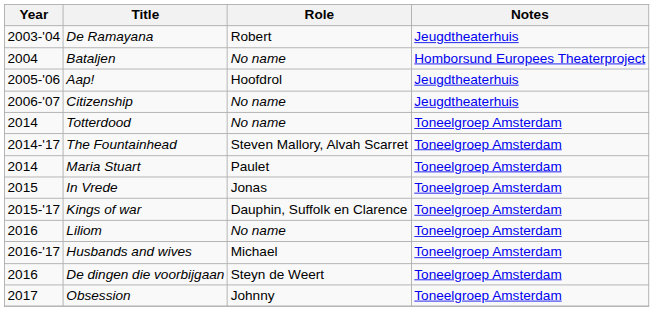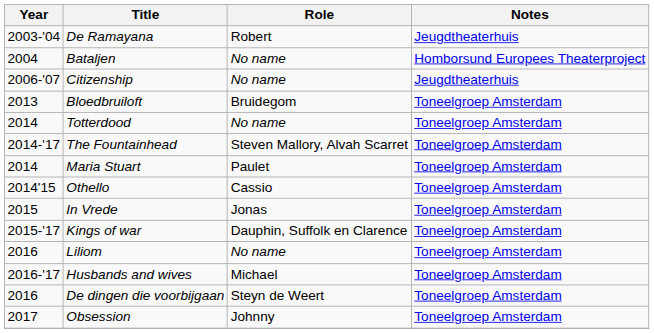- row: (80, 79)
+ row: (104, 101)
+ row: (88, 187)
